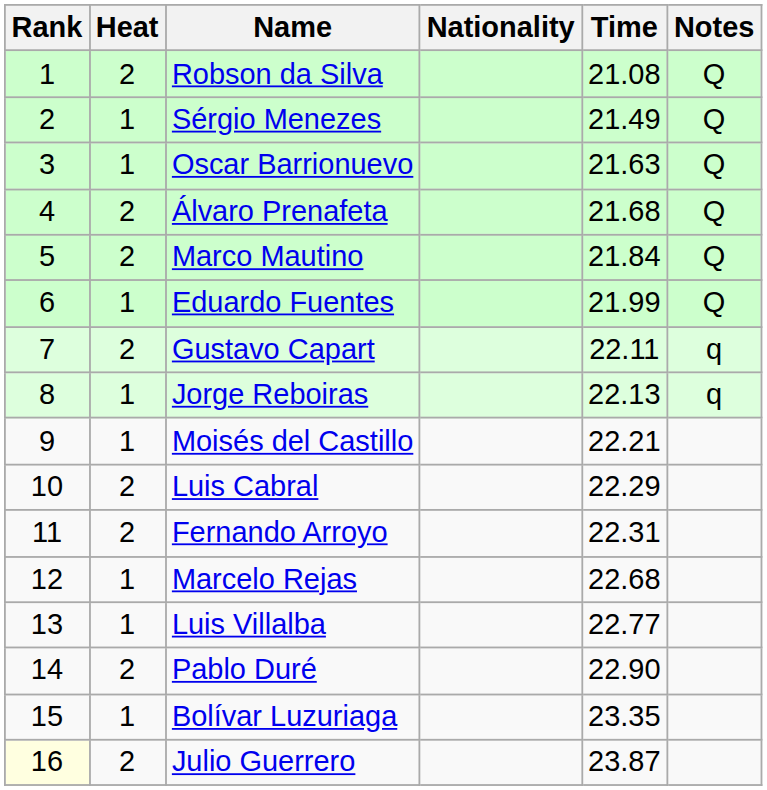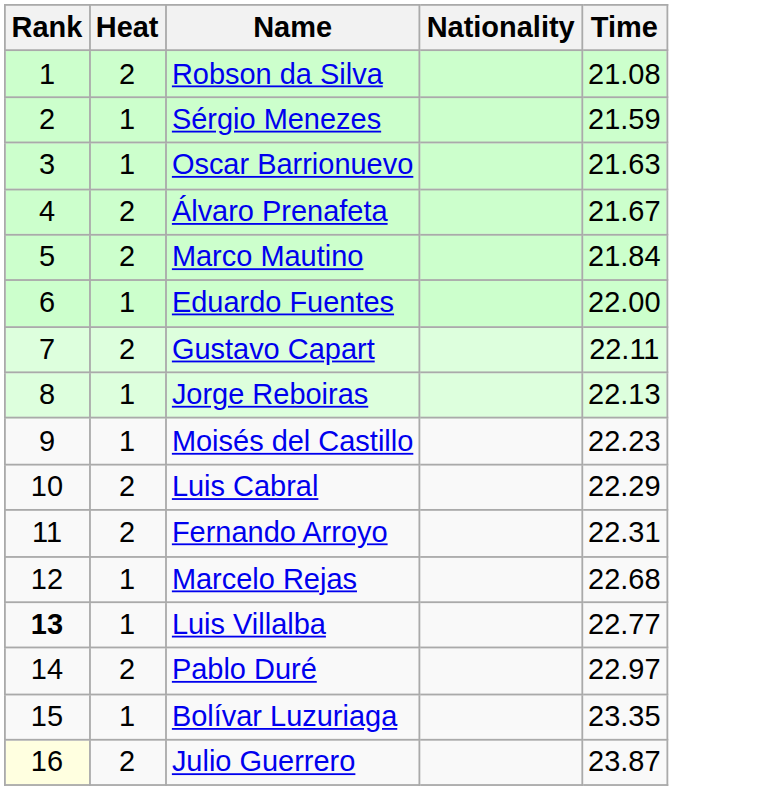- column: (714, 27)
(624, 119) 21.49 -> (624, 119) 21.59
(624, 211) 21.68 -> (624, 211) 21.67
(624, 303) 21.99 -> (624, 303) 22.00
(624, 440) 22.21 -> (624, 440) 22.23
(47, 624) normal -> (47, 624) bold
(624, 670) 22.90 -> (624, 670) 22.97
